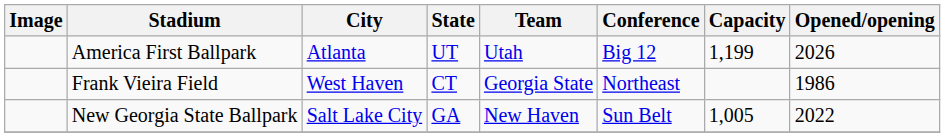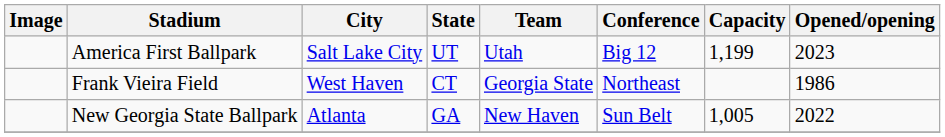(336, 52) Atlanta -> (364, 52) Salt Lake City
(815, 52) 2026 -> (815, 52) 2023
(364, 115) Salt Lake City -> (336, 115) Atlanta
